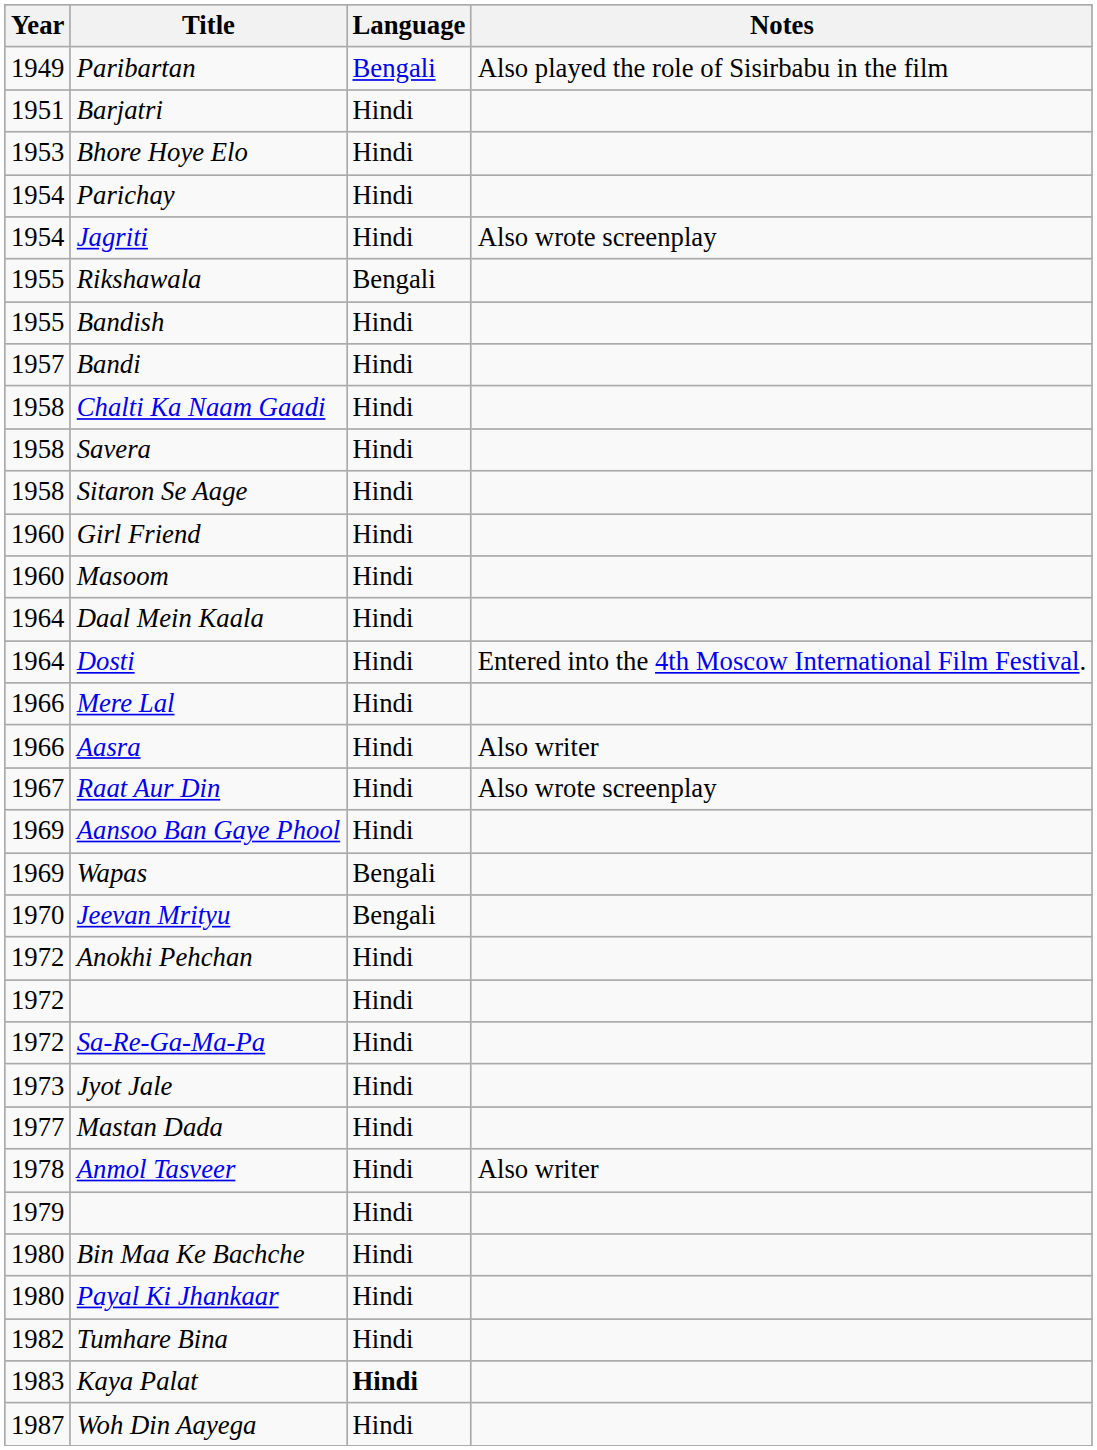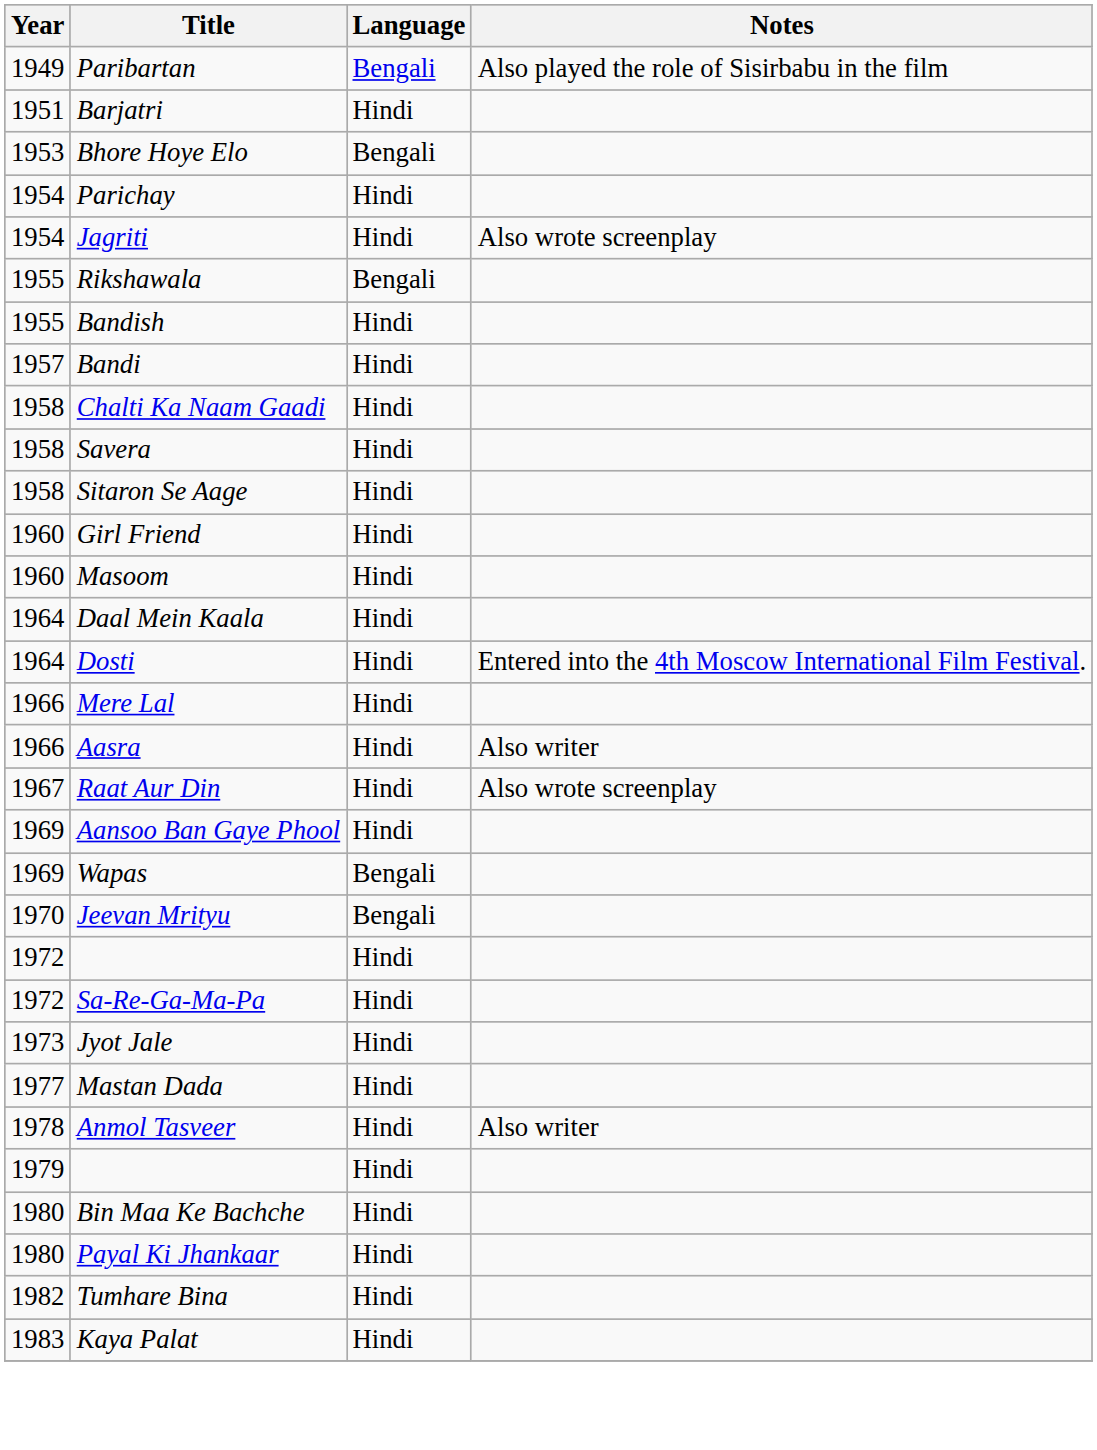(383, 152) Hindi -> (394, 152) Bengali
- row: (38, 957)
(385, 1381) bold -> (383, 1339) normal
- row: (38, 1424)
